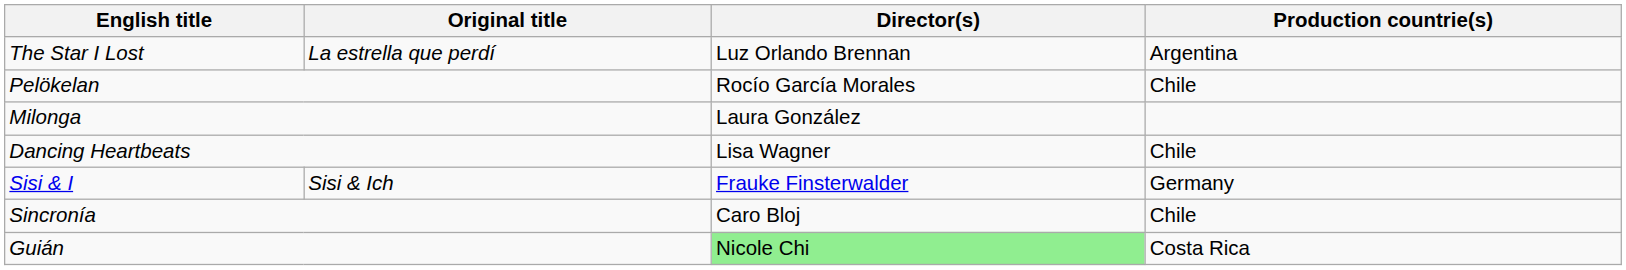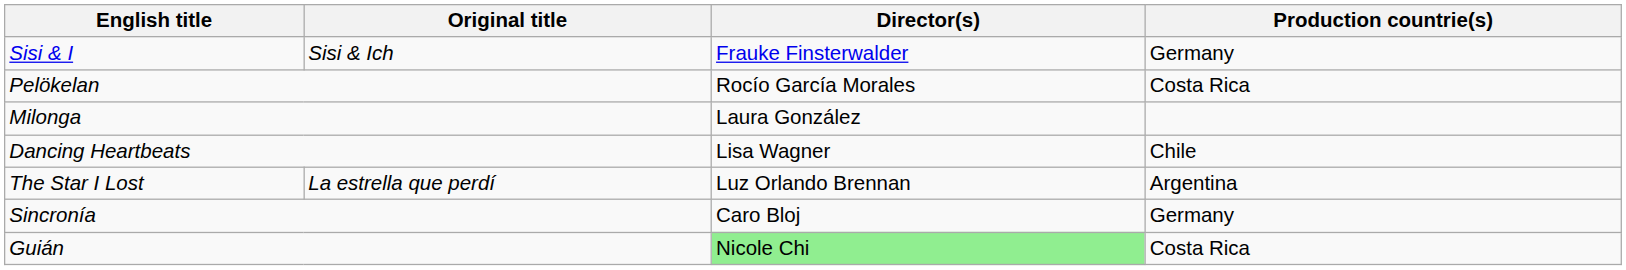rows swapped: (77, 53) <-> (41, 183)
(1173, 85) Chile -> (1200, 85) Costa Rica
(1173, 215) Chile -> (1192, 215) Germany
